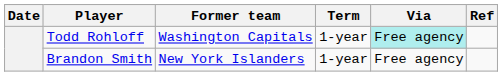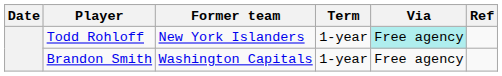(236, 38) Washington Capitals -> (232, 38) New York Islanders
(232, 60) New York Islanders -> (236, 60) Washington Capitals
